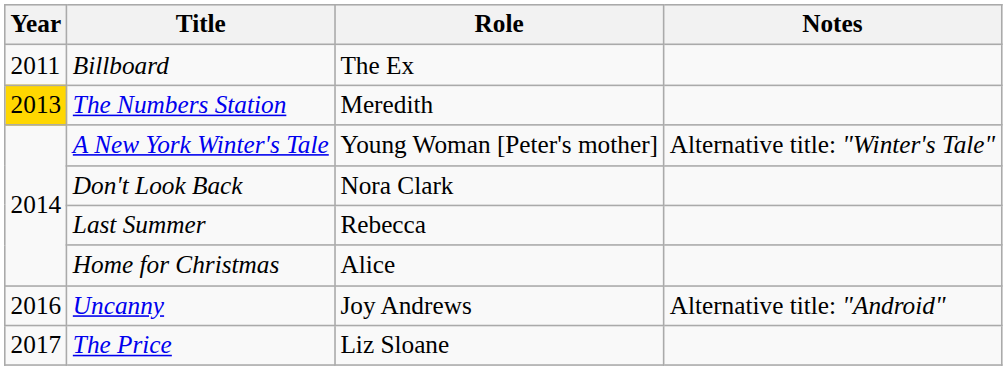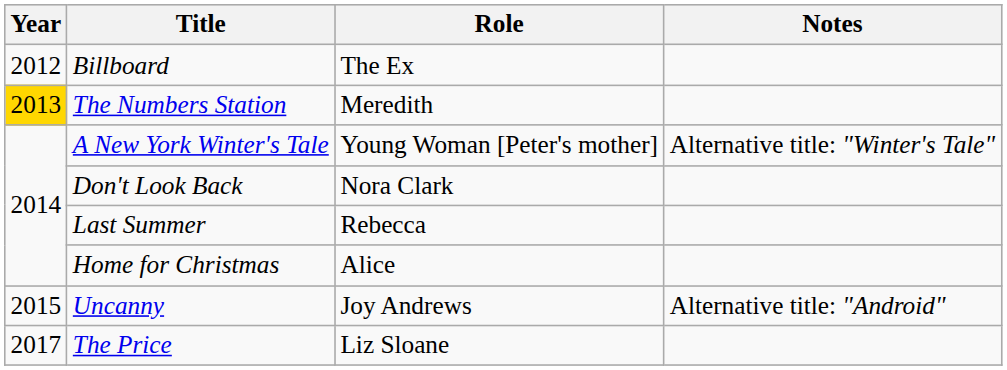(35, 64) 2011 -> (36, 64) 2012
(36, 305) 2016 -> (36, 305) 2015
